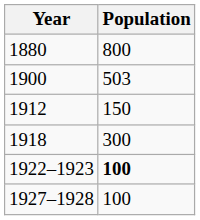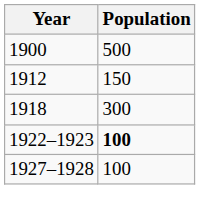- row: (28, 49)
(117, 79) 503 -> (117, 49) 500
